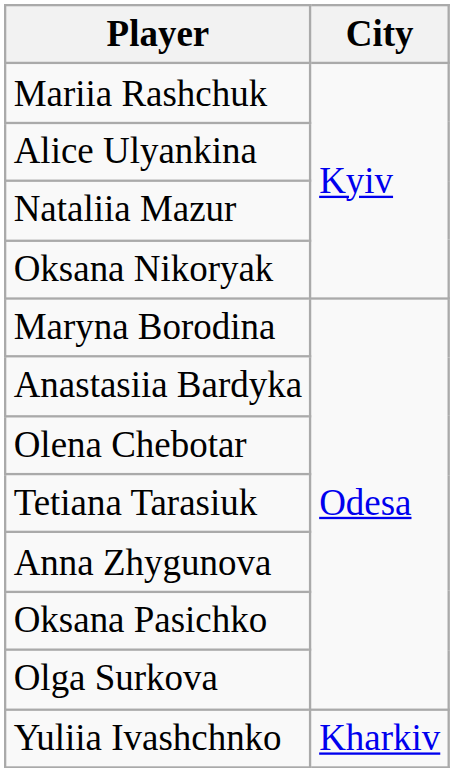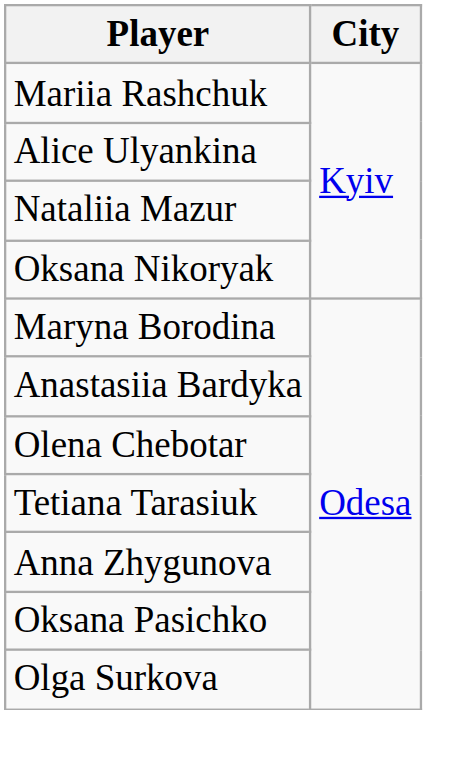- row: (148, 737)
